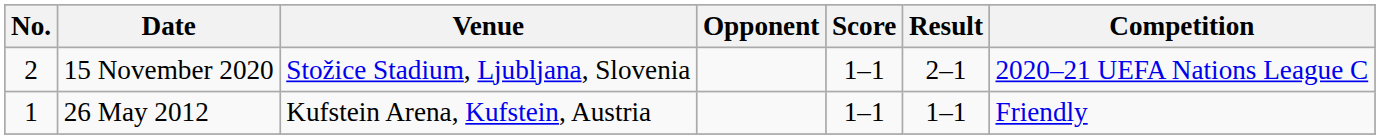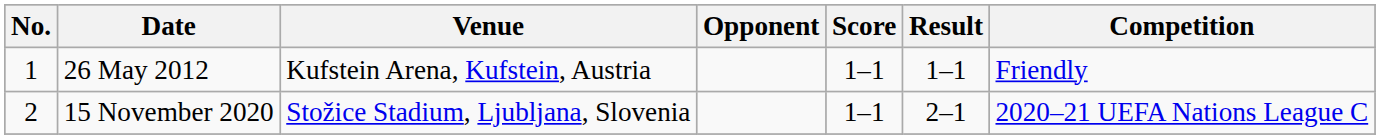rows swapped: (136, 112) <-> (169, 69)
